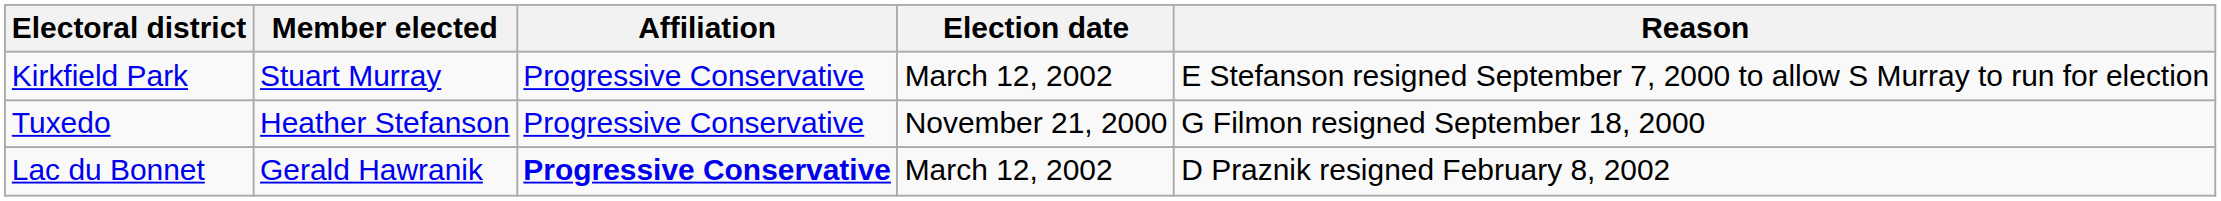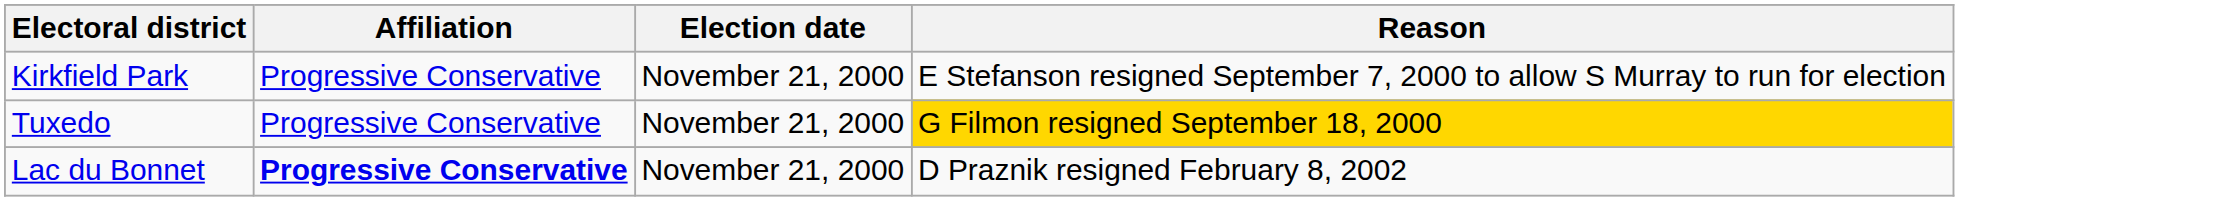- column: (385, 28)
(1009, 75) March 12, 2002 -> (773, 75) November 21, 2000
(1443, 123) no background -> (1180, 123) gold background
(1009, 170) March 12, 2002 -> (773, 170) November 21, 2000
